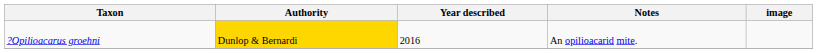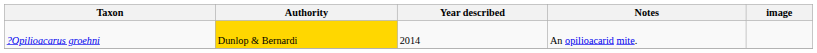(410, 40) 2016 -> (410, 40) 2014
